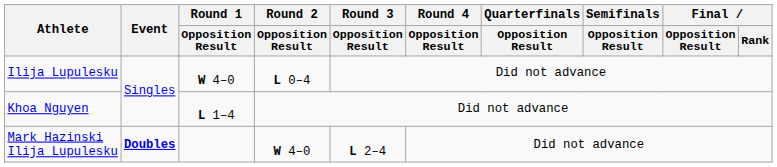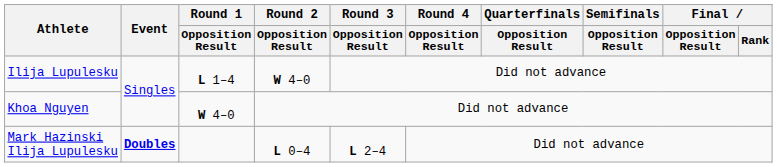(216, 81) W 4–0 -> (216, 81) L 1–4
(292, 81) L 0–4 -> (292, 81) W 4–0
(216, 116) L 1–4 -> (216, 116) W 4–0
(292, 151) W 4–0 -> (292, 151) L 0–4
